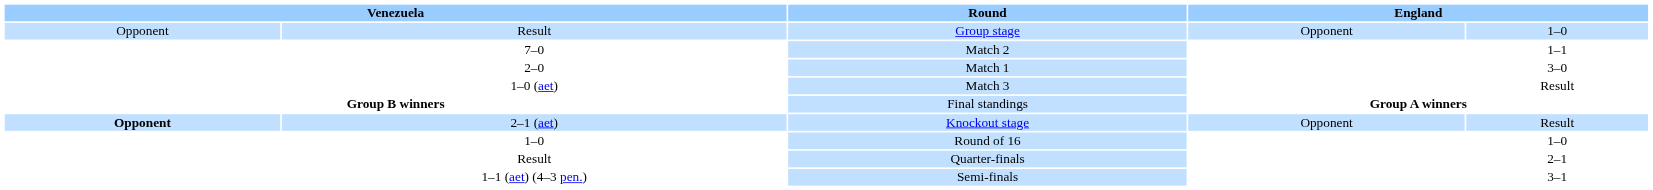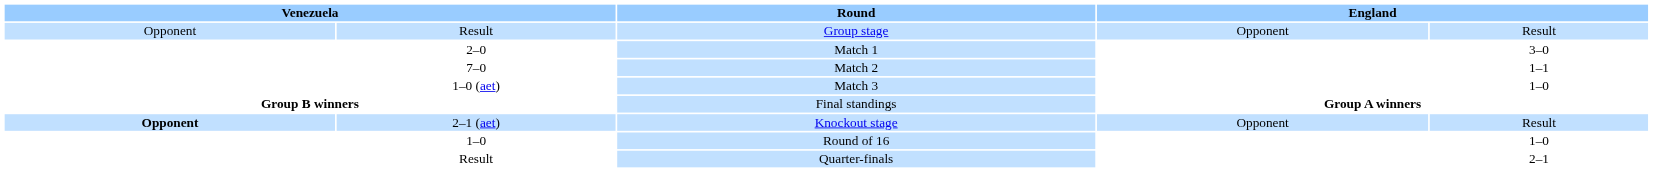(1557, 31) 1–0 -> (1539, 31) Result
rows swapped: (988, 67) <-> (988, 49)
(1557, 86) Result -> (1539, 86) 1–0
- row: (988, 177)
